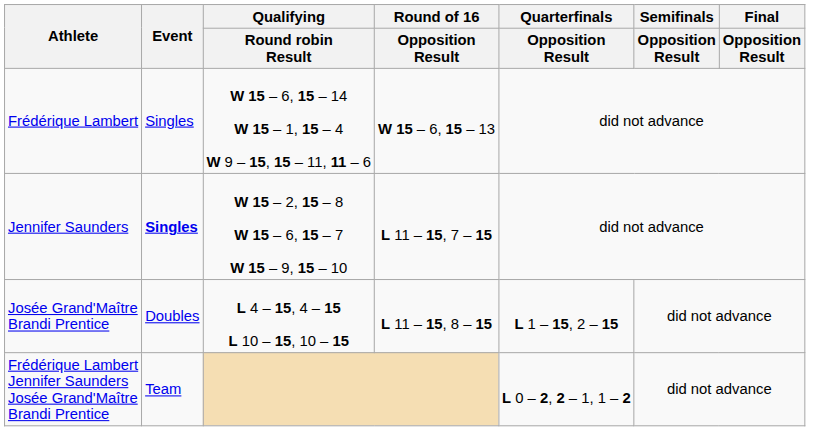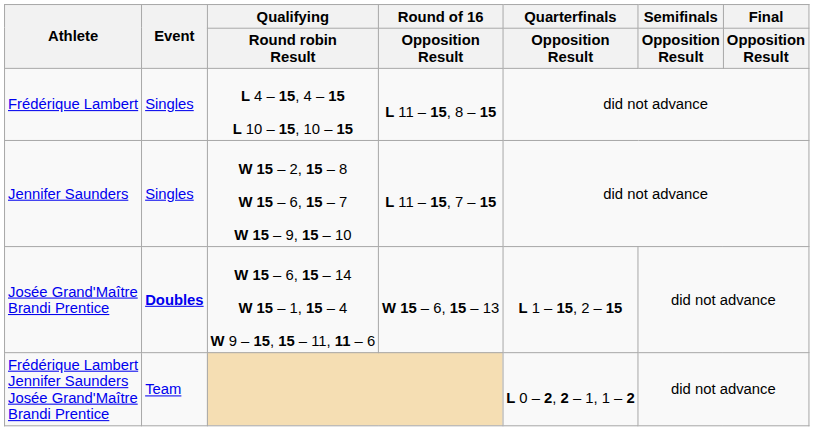(289, 129) W 15 – 6, 15 – 14 W 15 – 1, 15 – 4 W 9 – 15, 15 – 11, 11 – 6 -> (293, 113) L 4 – 15, 4 – 15 L 10 – 15, 10 – 15
(437, 129) W 15 – 6, 15 – 13 -> (441, 113) L 11 – 15, 8 – 15
(171, 227) bold -> (169, 194) normal
(172, 316) normal -> (174, 300) bold
(289, 325) L 4 – 15, 4 – 15 L 10 – 15, 10 – 15 -> (293, 308) W 15 – 6, 15 – 14 W 15 – 1, 15 – 4 W 9 – 15, 15 – 11, 11 – 6
(437, 325) L 11 – 15, 8 – 15 -> (441, 308) W 15 – 6, 15 – 13
